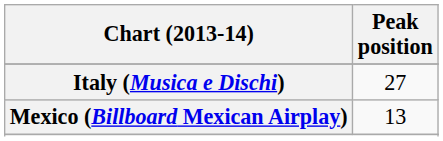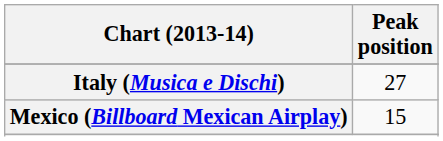(395, 116) 13 -> (395, 116) 15
